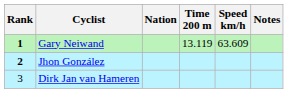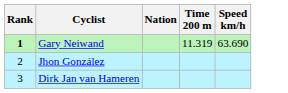- column: (267, 19)
(197, 43) 13.119 -> (197, 43) 11.319
(233, 43) 63.609 -> (233, 43) 63.690
(20, 61) bold -> (20, 61) normal
